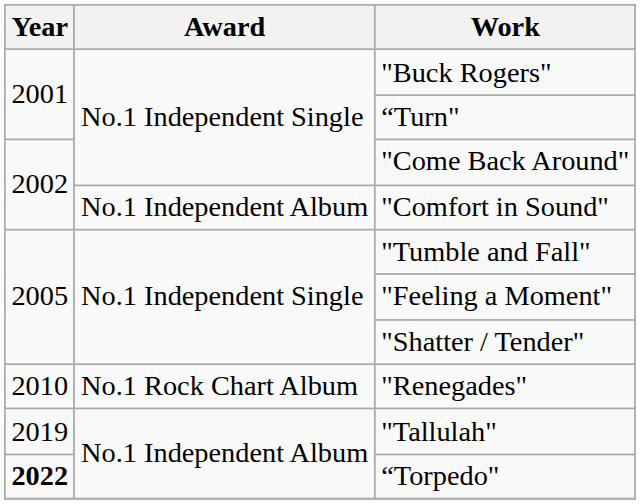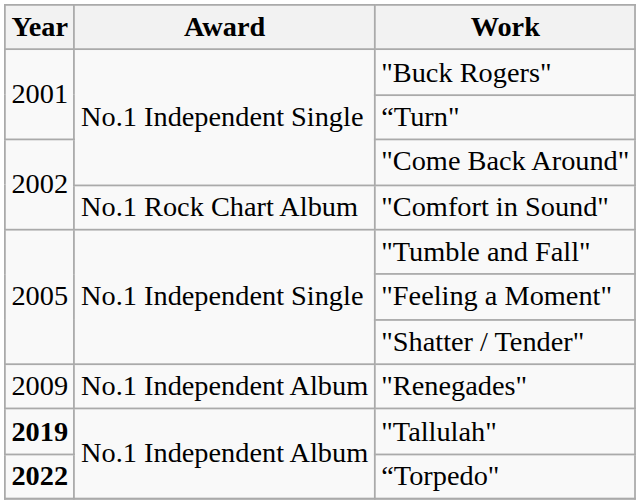(225, 206) No.1 Independent Album -> (220, 206) No.1 Rock Chart Album
(40, 386) 2010 -> (40, 386) 2009
(220, 386) No.1 Rock Chart Album -> (225, 386) No.1 Independent Album
(40, 431) normal -> (40, 431) bold
